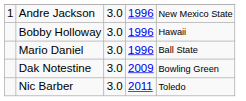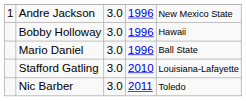- row: (55, 68)
+ row: (59, 68)
